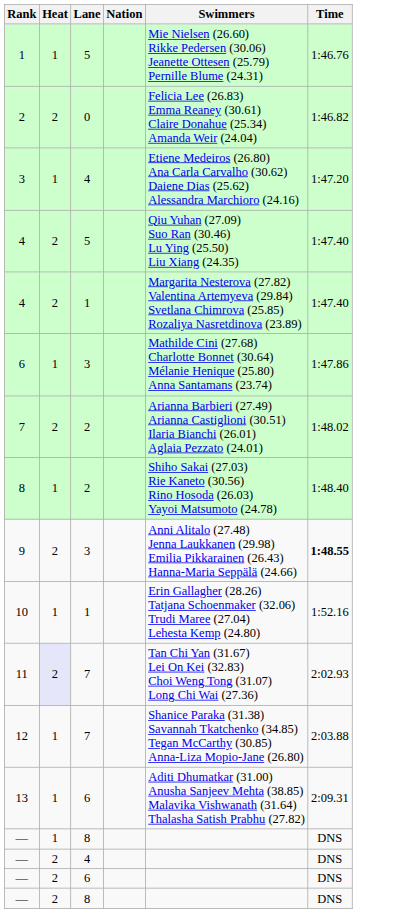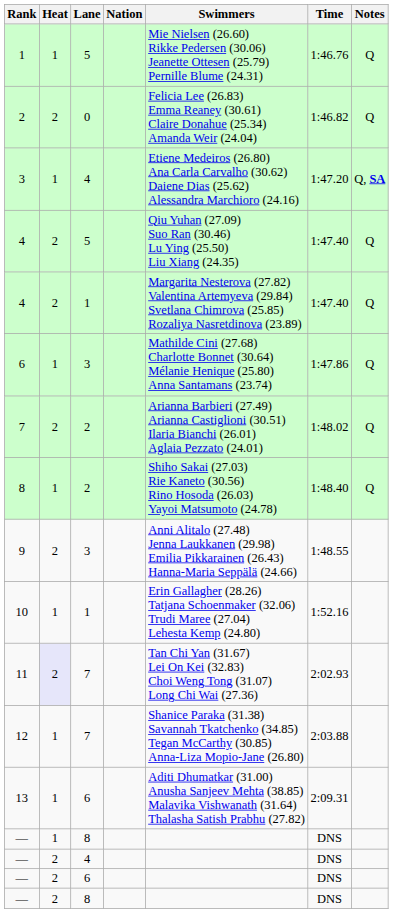+ column: (370, 14)
(330, 550) bold -> (329, 550) normal
